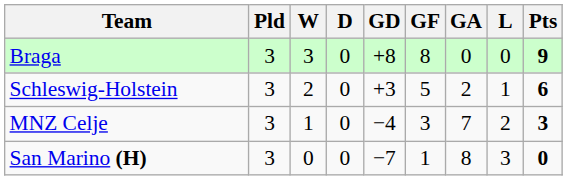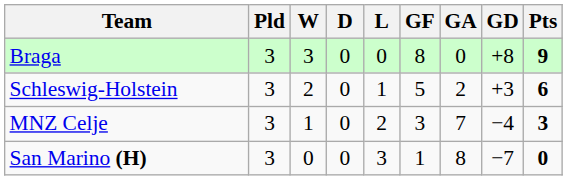columns swapped: (505, 21) <-> (384, 21)
